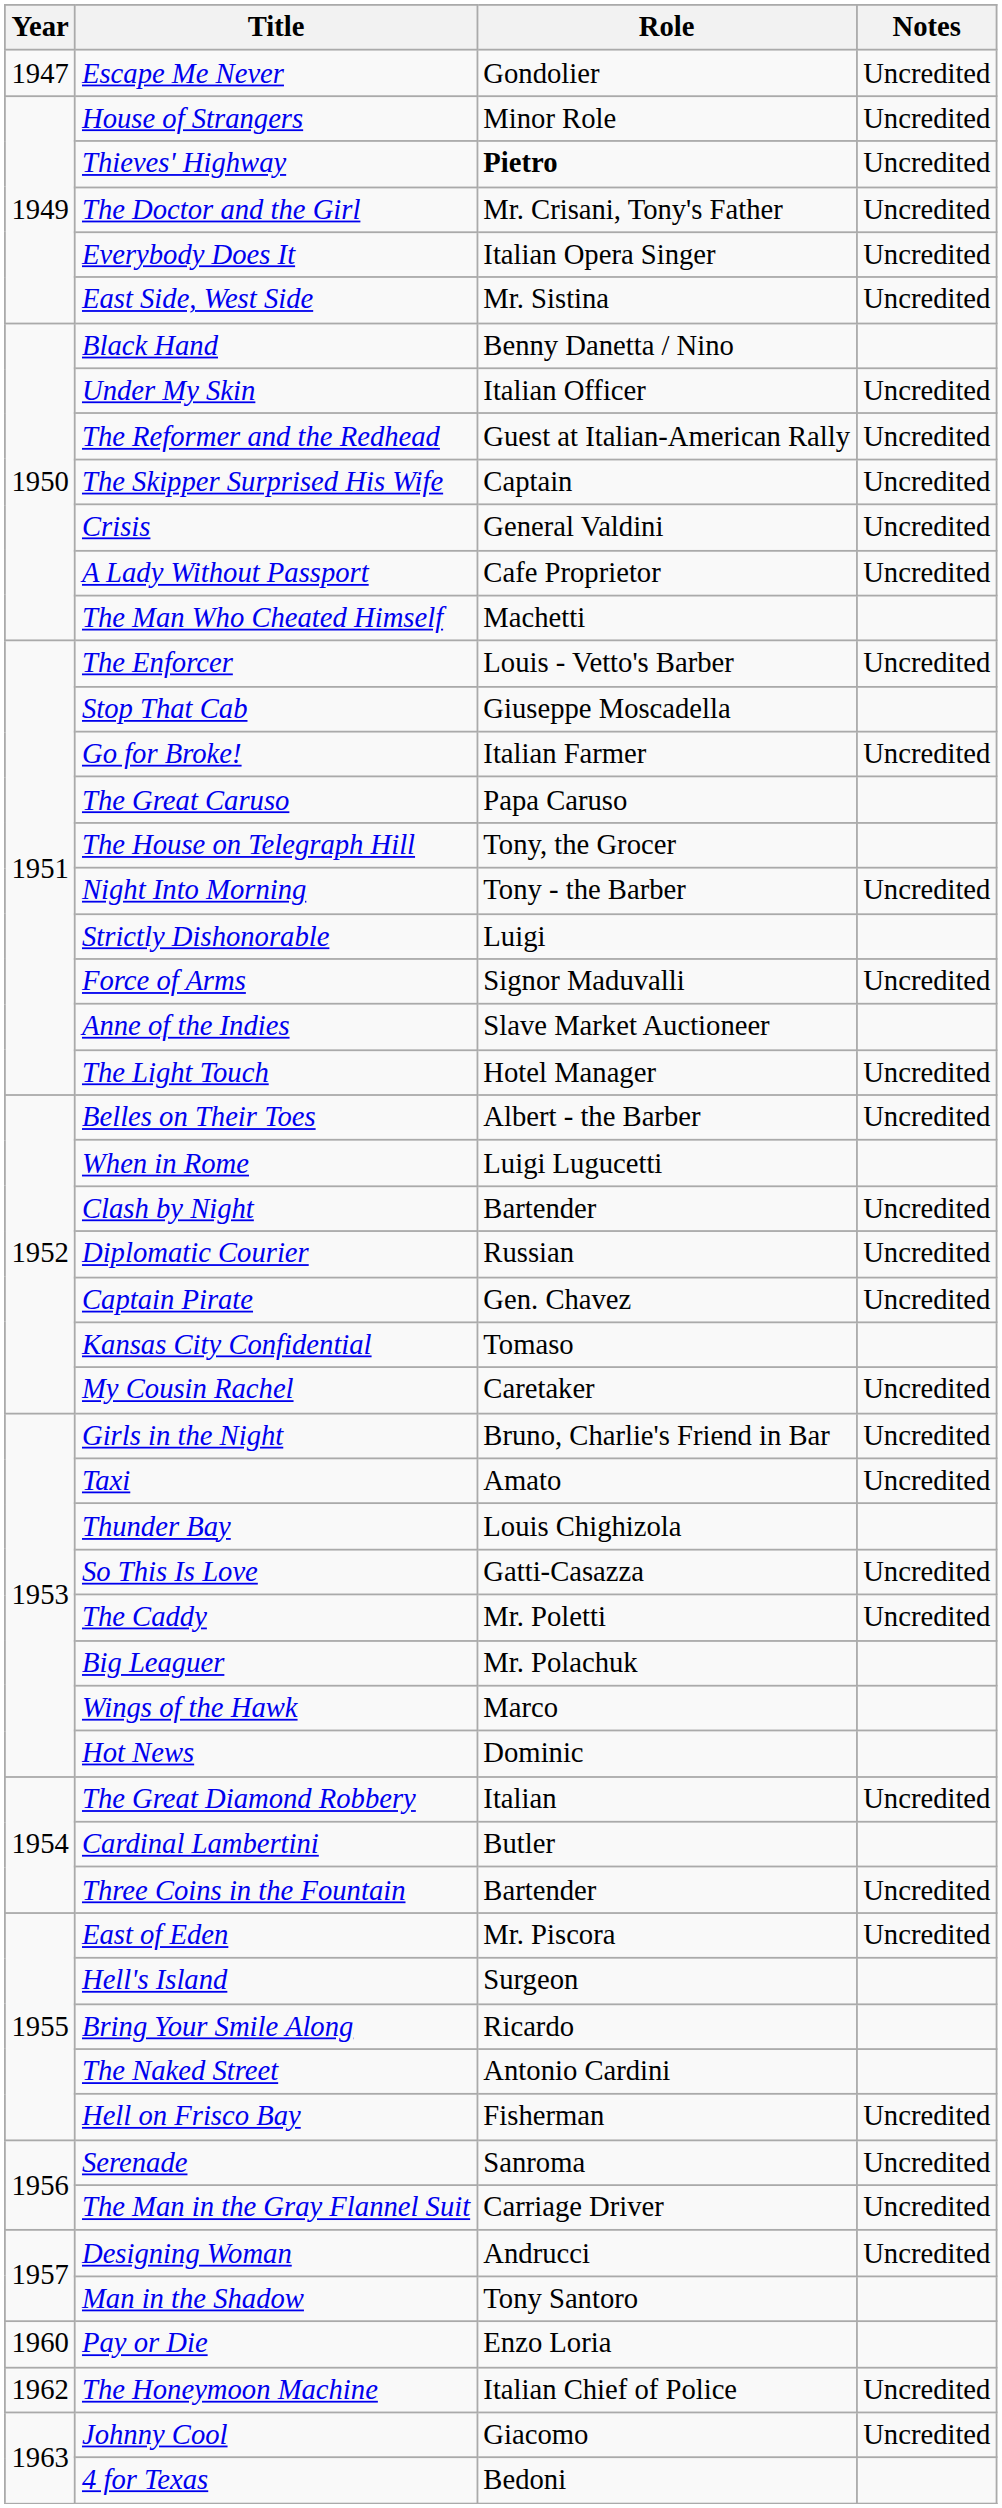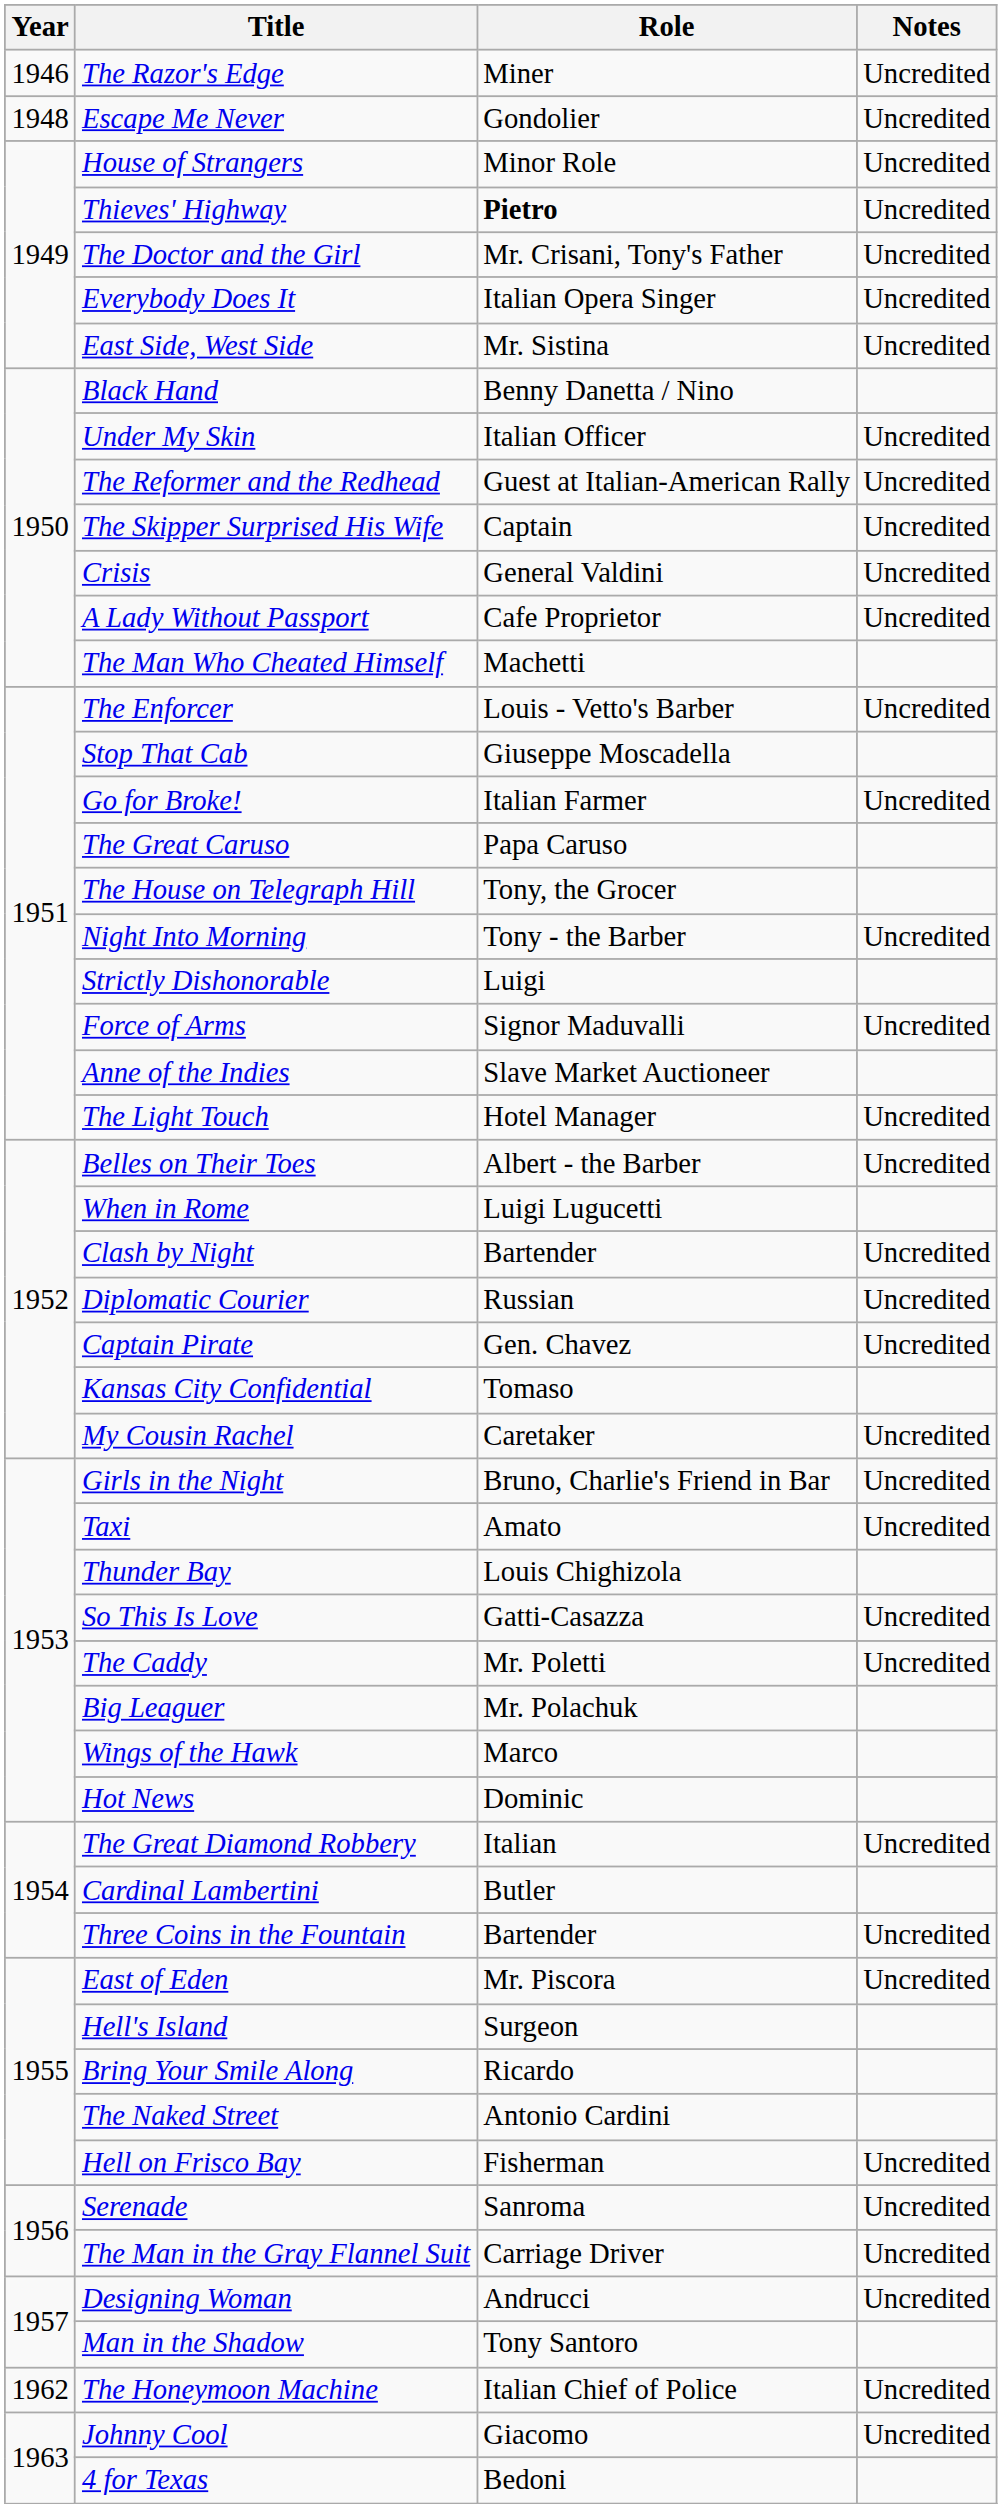+ row: (183, 72)
(40, 72) 1947 -> (40, 118) 1948
- row: (145, 2343)
